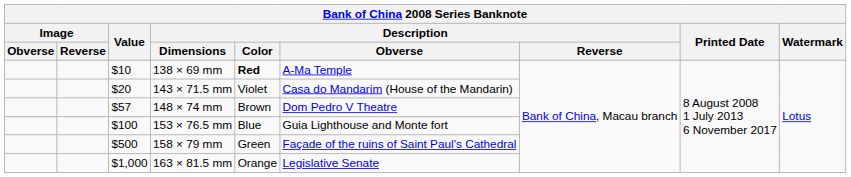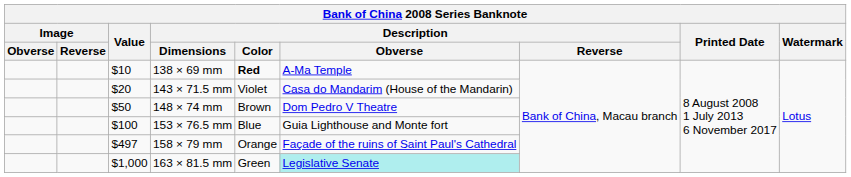(121, 107) $57 -> (121, 107) $50
(125, 145) $500 -> (125, 145) $497
(254, 145) Green -> (257, 145) Orange
(257, 163) Orange -> (254, 163) Green
(331, 163) no background -> (331, 163) paleturquoise background
